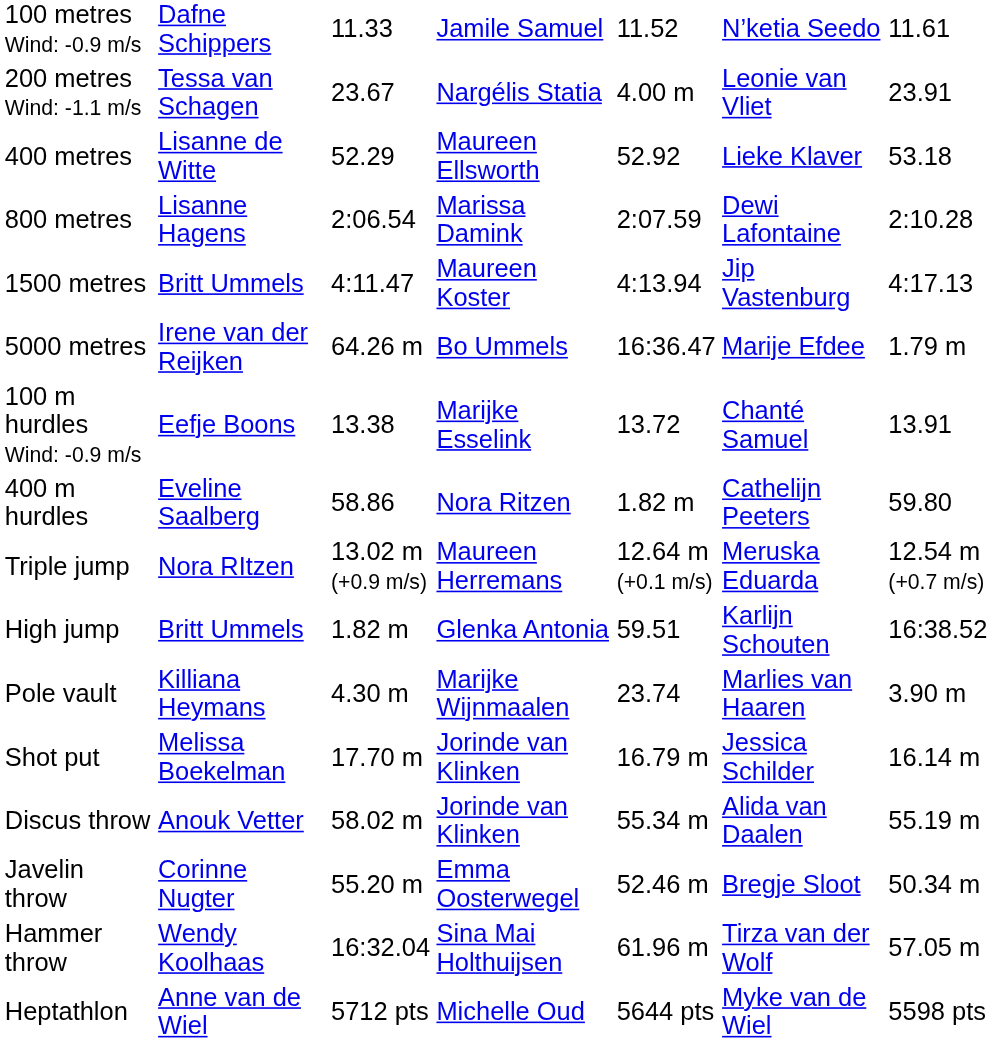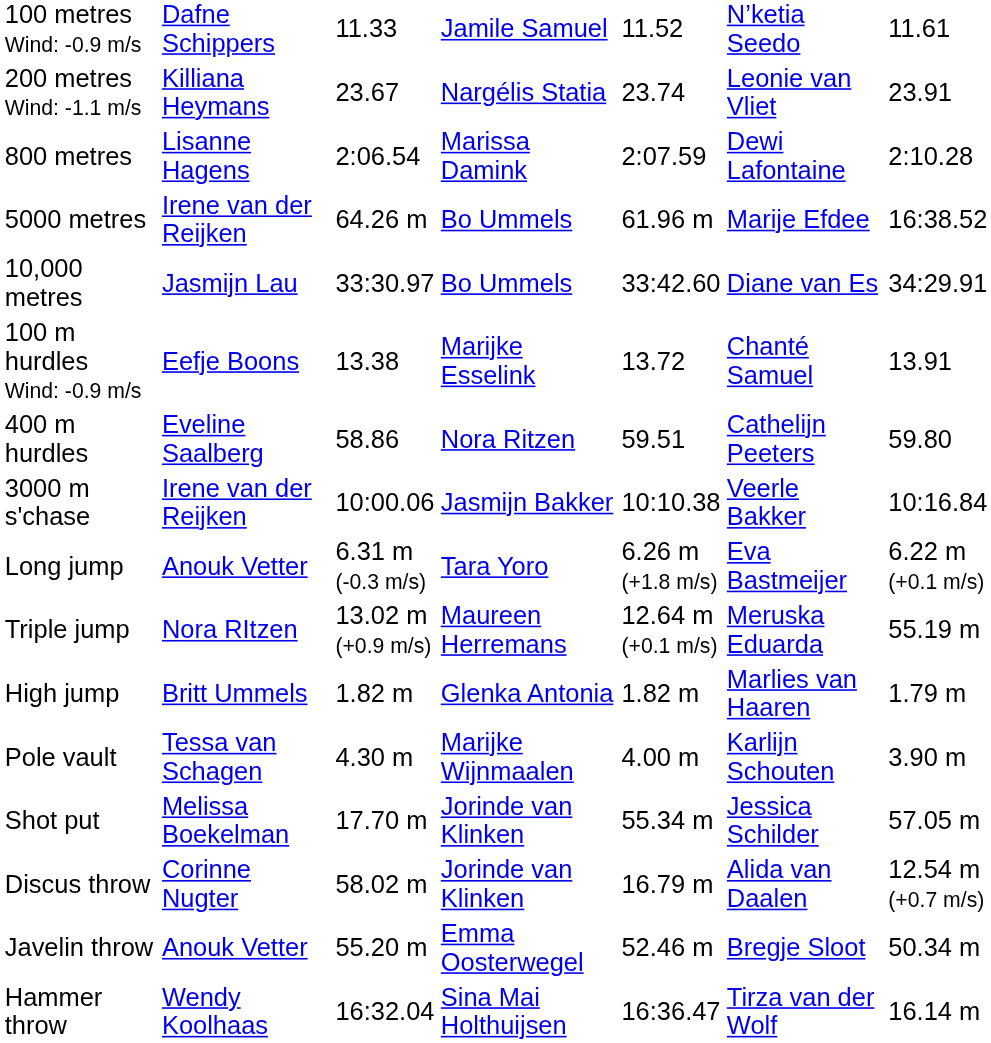(215, 92) Tessa van Schagen -> (216, 92) Killiana Heymans
(656, 92) 4.00 m -> (653, 92) 23.74
- row: (68, 156)
- row: (75, 283)
(666, 347) 16:36.47 -> (667, 219) 61.96 m
(927, 347) 1.79 m -> (938, 219) 16:38.52
+ row: (44, 283)
(656, 502) 1.82 m -> (653, 439) 59.51
+ row: (48, 502)
+ row: (64, 566)
(936, 566) 12.54 m (+0.7 m/s) -> (934, 630) 55.19 m
(649, 630) 59.51 -> (660, 693) 1.82 m
(776, 630) Karlijn Schouten -> (792, 693) Marlies van Haaren
(938, 630) 16:38.52 -> (927, 693) 1.79 m
(212, 693) Killiana Heymans -> (219, 757) Tessa van Schagen
(649, 693) 23.74 -> (660, 757) 4.00 m
(787, 693) Marlies van Haaren -> (781, 757) Karlijn Schouten
(663, 757) 16.79 m -> (667, 820) 55.34 m
(934, 757) 16.14 m -> (934, 820) 57.05 m
(231, 820) Anouk Vetter -> (206, 884) Corinne Nugter
(663, 820) 55.34 m -> (667, 884) 16.79 m
(934, 820) 55.19 m -> (936, 884) 12.54 m (+0.7 m/s)
(203, 884) Corinne Nugter -> (235, 948) Anouk Vetter
(663, 948) 61.96 m -> (671, 1011) 16:36.47
(934, 948) 57.05 m -> (934, 1011) 16.14 m
- row: (66, 1011)
